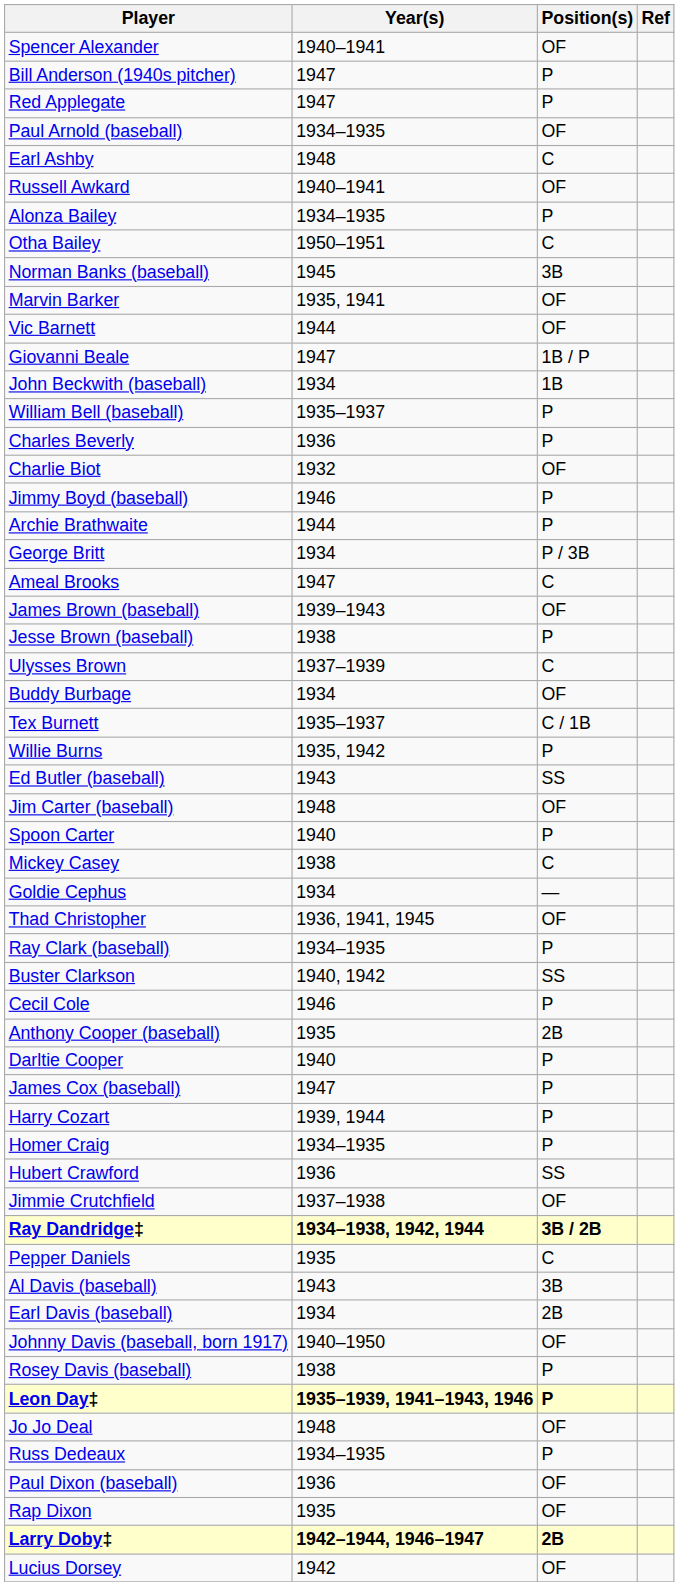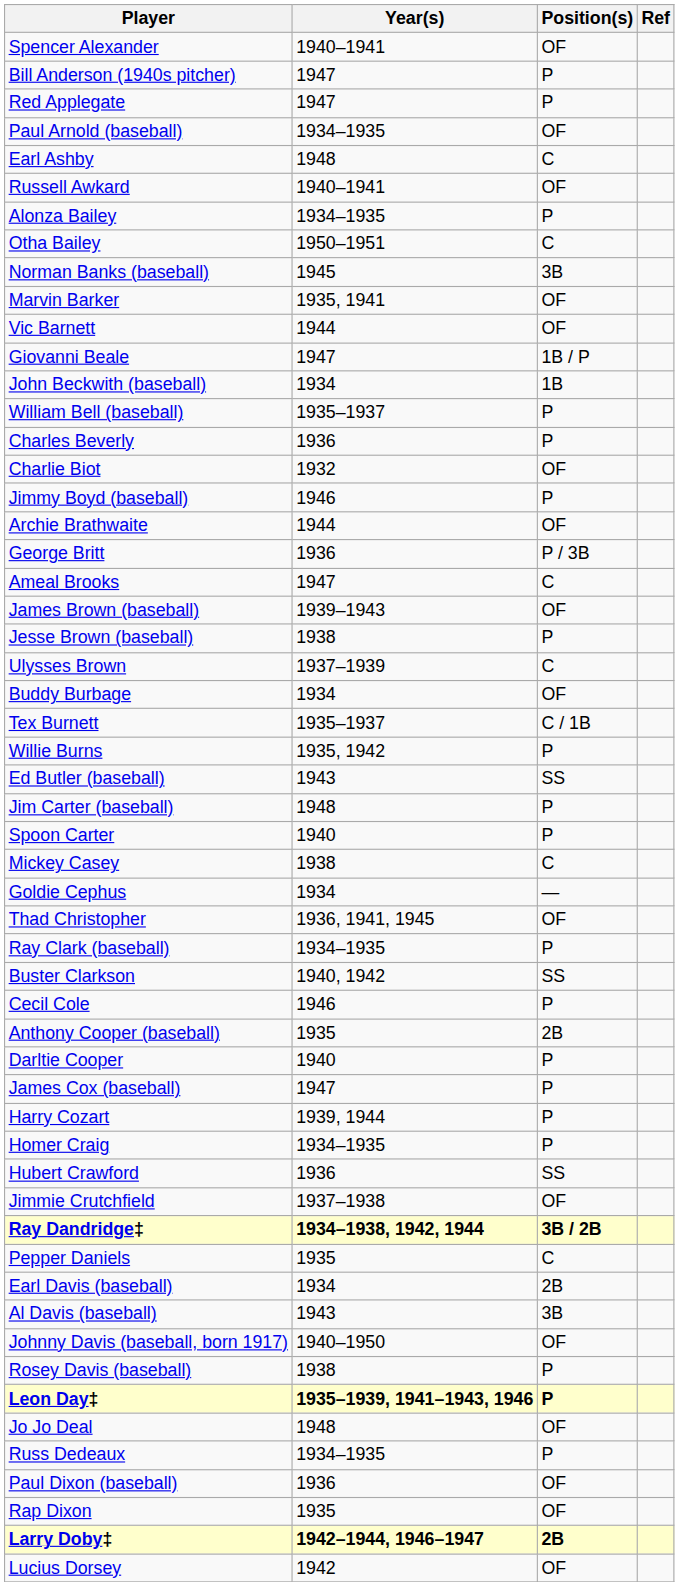(547, 525) P -> (554, 525) OF
(316, 553) 1934 -> (316, 553) 1936
(554, 807) OF -> (547, 807) P
rows swapped: (83, 1286) <-> (91, 1314)
